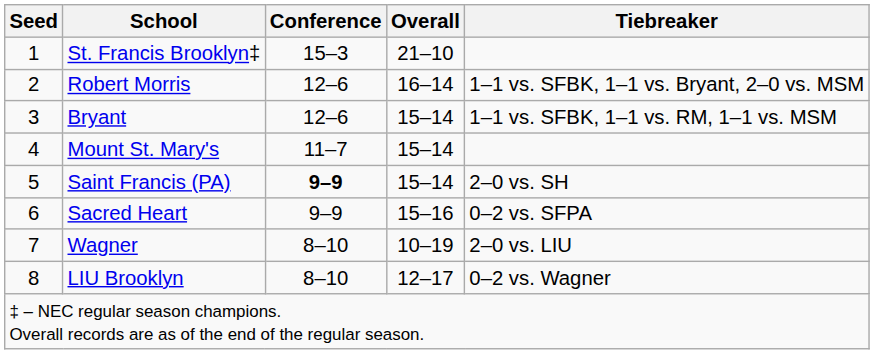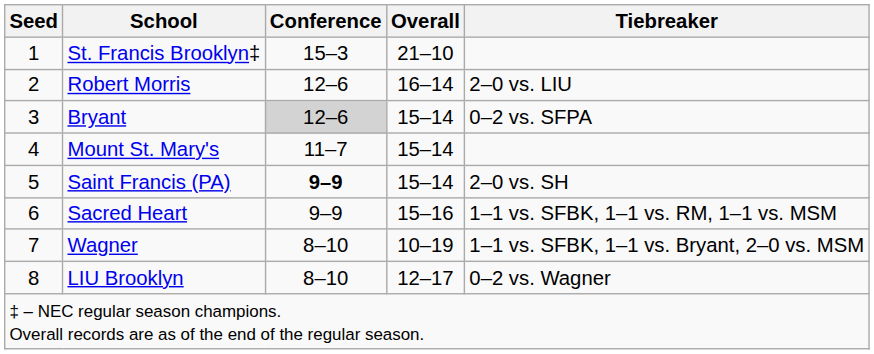(667, 85) 1–1 vs. SFBK, 1–1 vs. Bryant, 2–0 vs. MSM -> (521, 85) 2–0 vs. LIU
(326, 117) no background -> (326, 117) lightgrey background
(653, 117) 1–1 vs. SFBK, 1–1 vs. RM, 1–1 vs. MSM -> (531, 117) 0–2 vs. SFPA
(531, 214) 0–2 vs. SFPA -> (653, 214) 1–1 vs. SFBK, 1–1 vs. RM, 1–1 vs. MSM
(521, 246) 2–0 vs. LIU -> (667, 246) 1–1 vs. SFBK, 1–1 vs. Bryant, 2–0 vs. MSM
